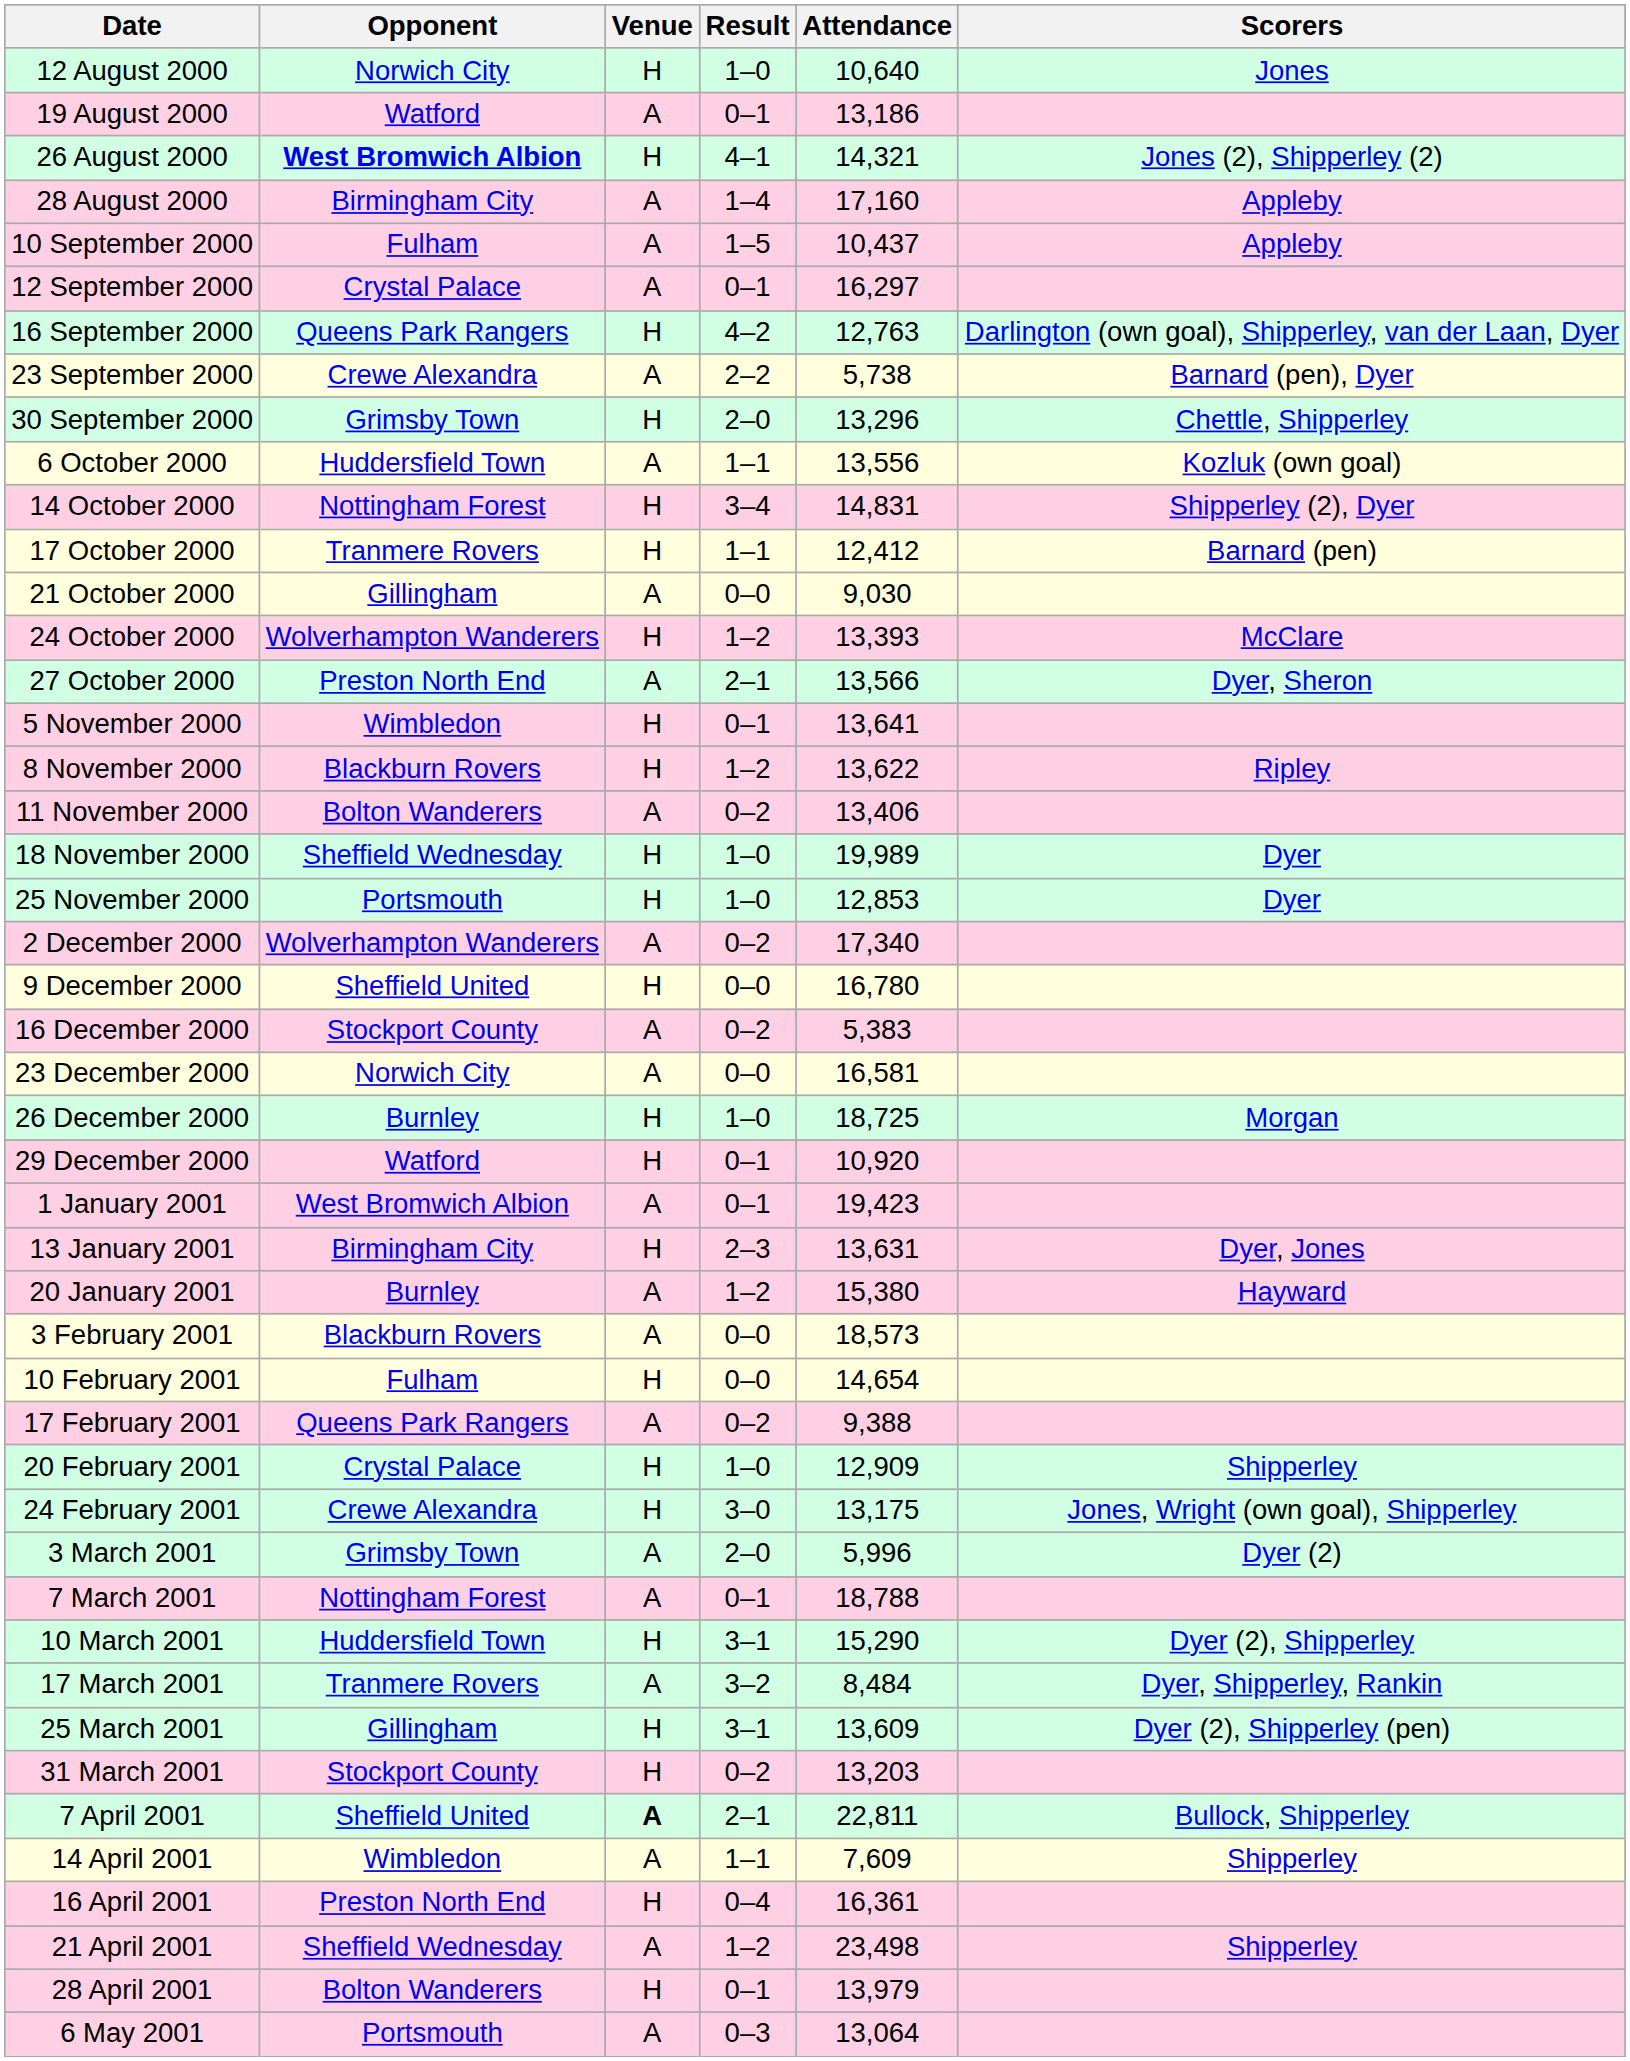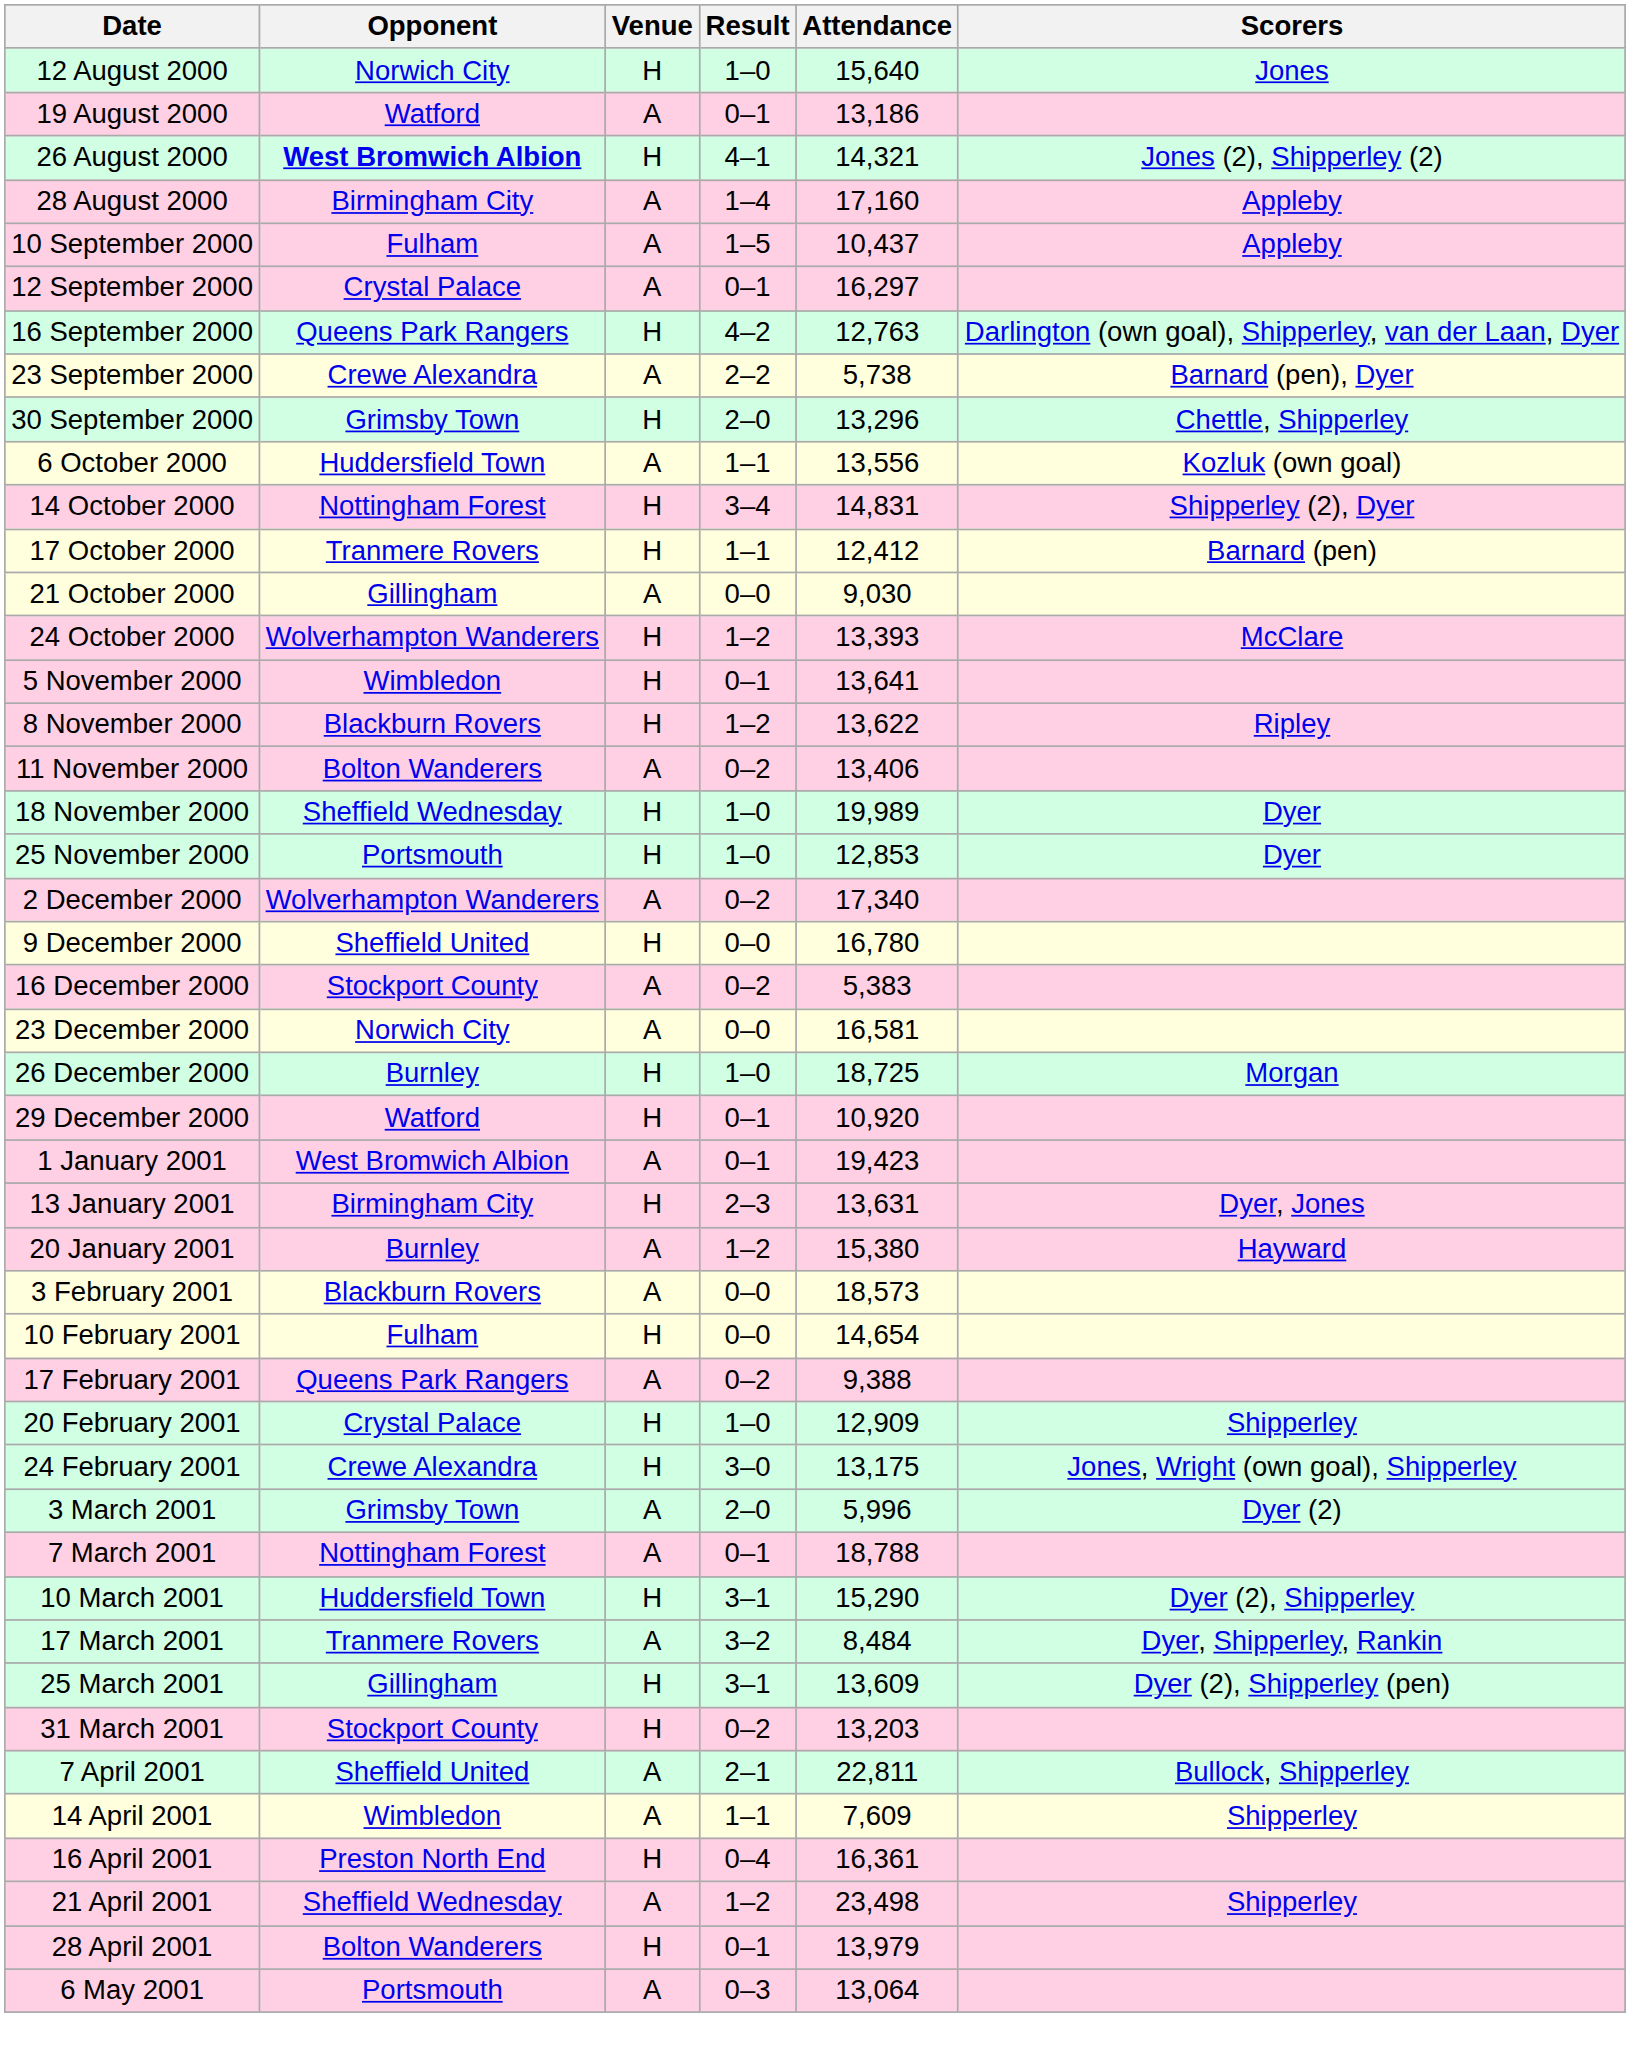(877, 69) 10,640 -> (877, 69) 15,640
- row: (132, 680)
(652, 1815) bold -> (652, 1772) normal
